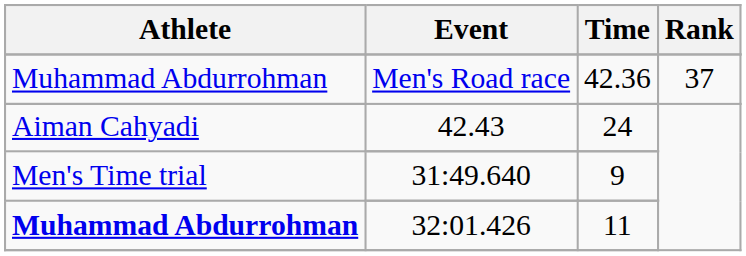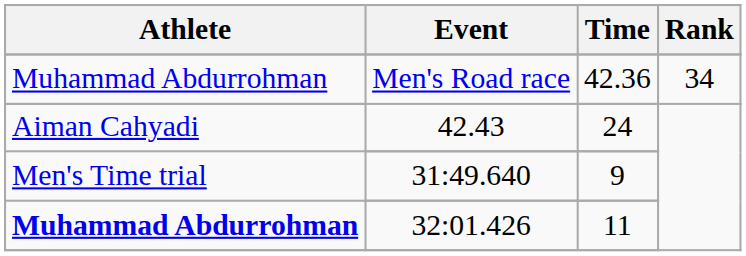(699, 78) 37 -> (699, 78) 34
